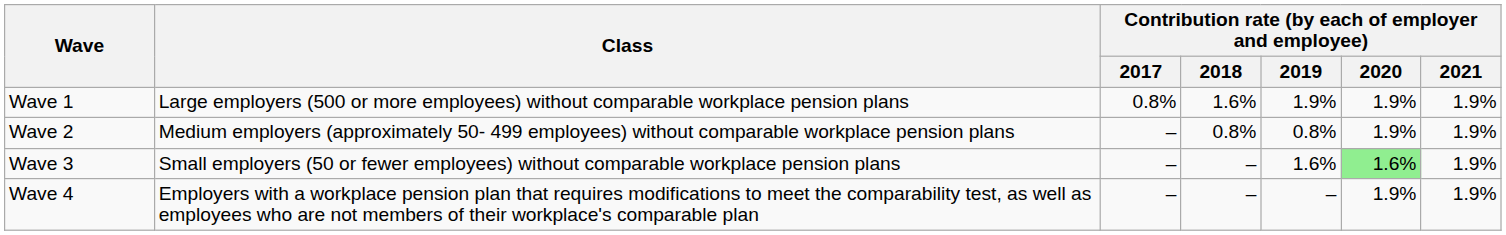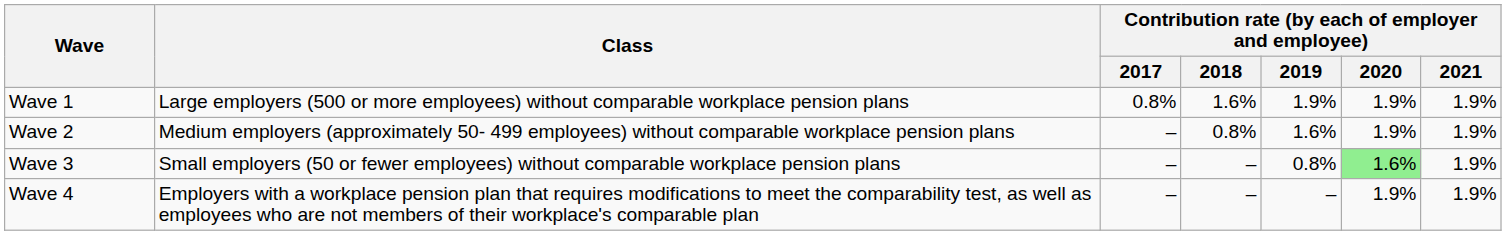(1315, 132) 0.8% -> (1315, 132) 1.6%
(1315, 163) 1.6% -> (1315, 163) 0.8%
